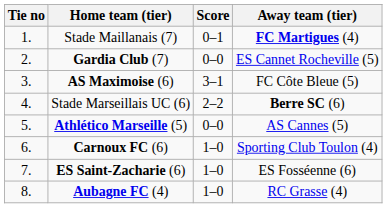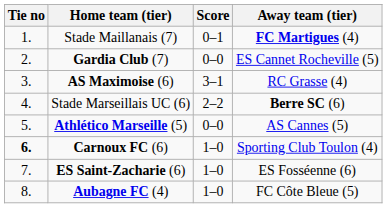(307, 81) FC Côte Bleue (5) -> (307, 81) RC Grasse (4)
(26, 147) normal -> (26, 147) bold
(307, 192) RC Grasse (4) -> (307, 192) FC Côte Bleue (5)
